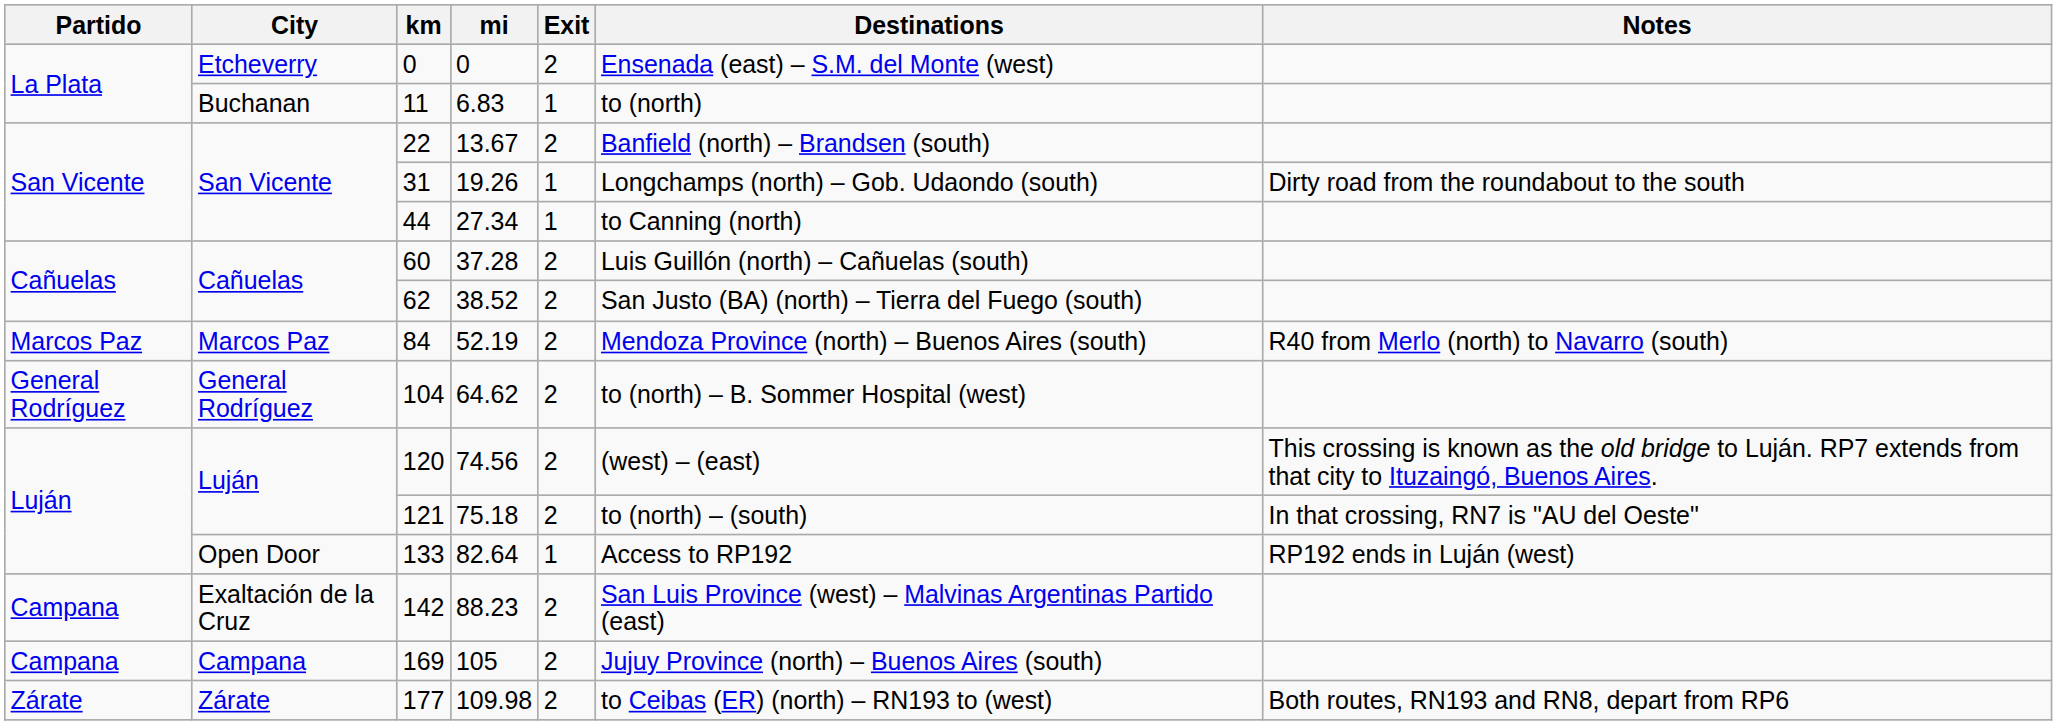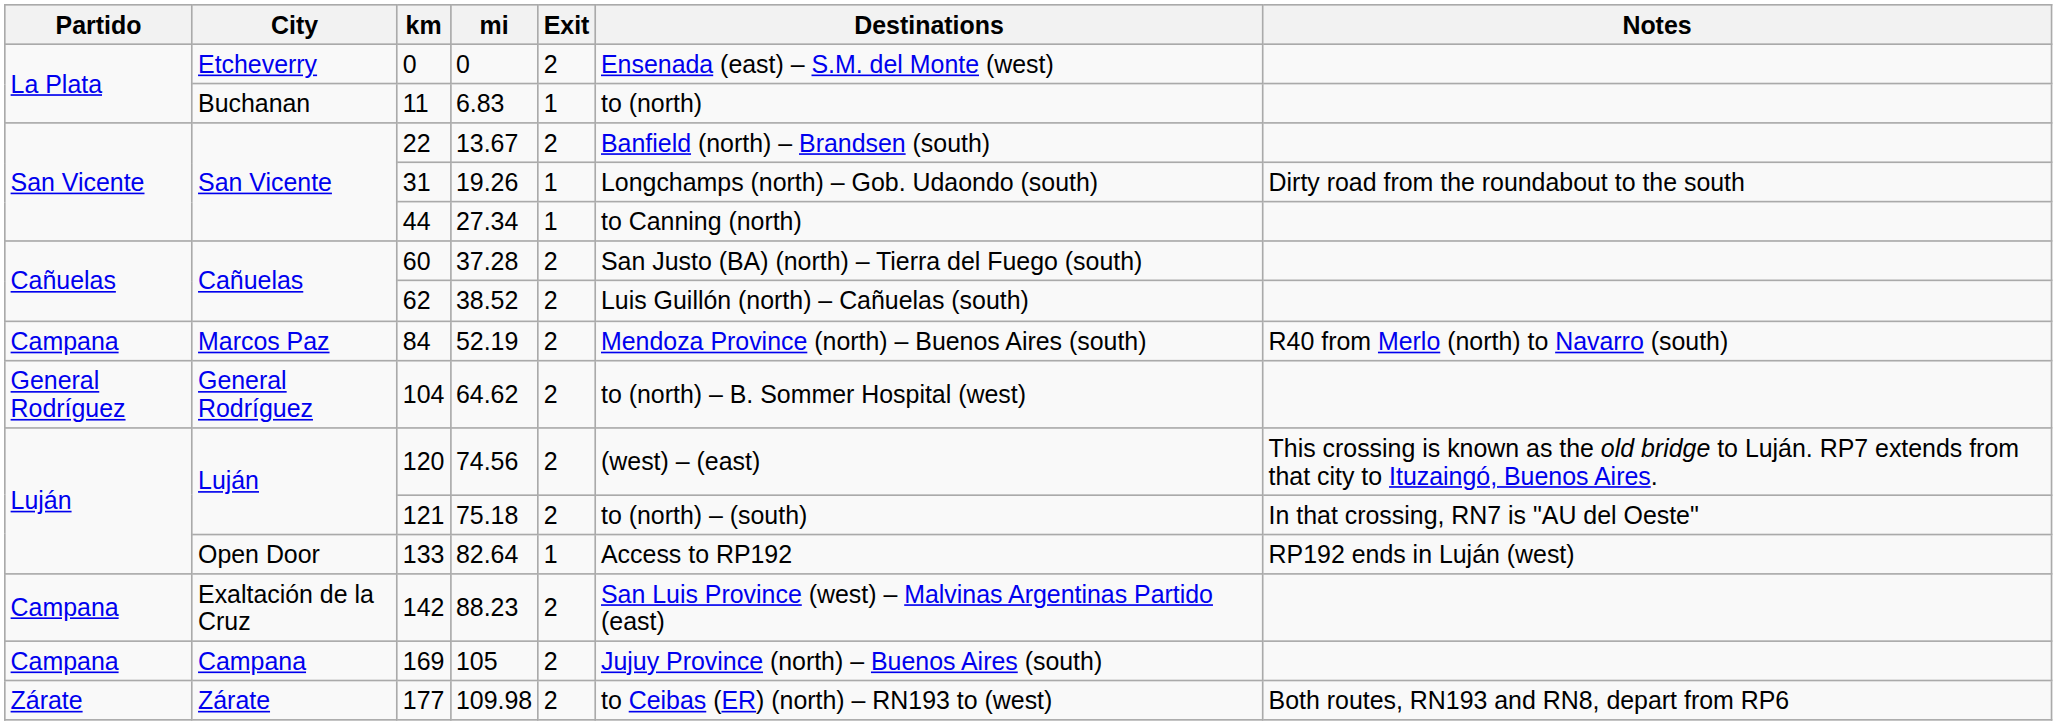(815, 262) Luis Guillón (north) – Cañuelas (south) -> (872, 262) San Justo (BA) (north) – Tierra del Fuego (south)
(872, 301) San Justo (BA) (north) – Tierra del Fuego (south) -> (815, 301) Luis Guillón (north) – Cañuelas (south)
(76, 340) Marcos Paz -> (65, 340) Campana
